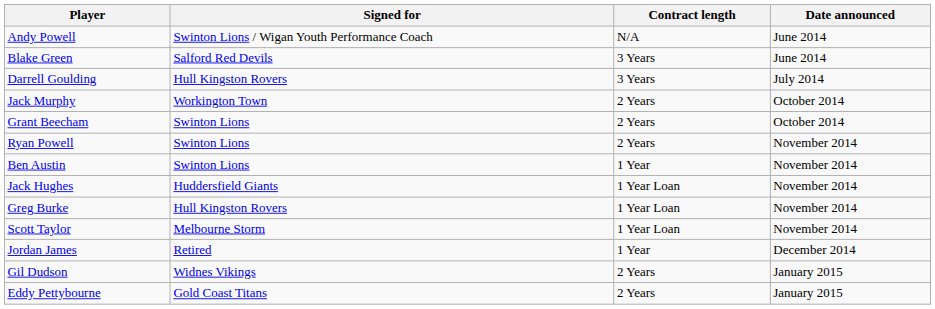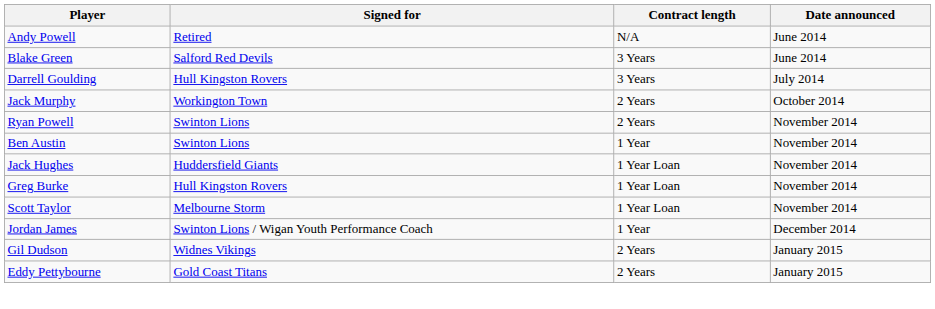(303, 36) Swinton Lions / Wigan Youth Performance Coach -> (192, 36) Retired
- row: (48, 122)
(192, 250) Retired -> (303, 229) Swinton Lions / Wigan Youth Performance Coach
